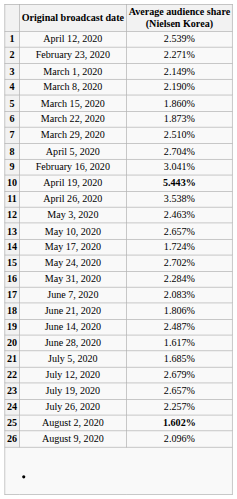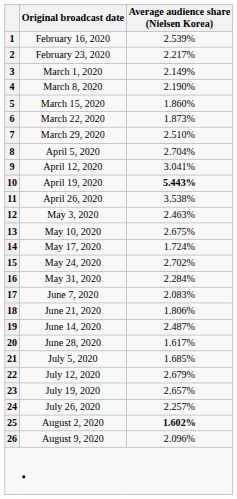(73, 39) April 12, 2020 -> (73, 39) February 16, 2020
(179, 55) 2.271% -> (179, 55) 2.217%
(73, 167) February 16, 2020 -> (73, 167) April 12, 2020
(179, 231) 2.657% -> (179, 231) 2.675%
